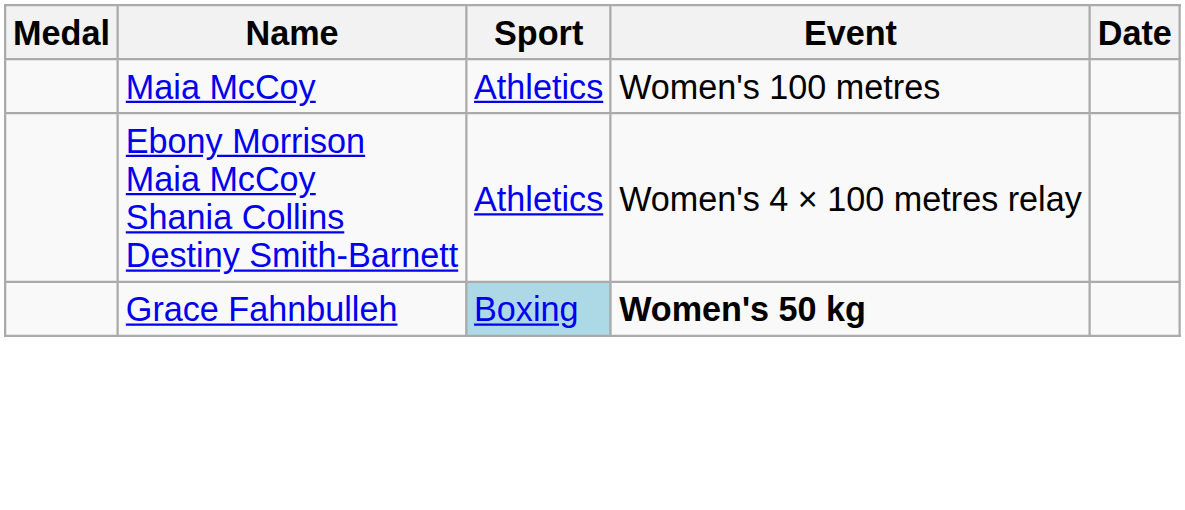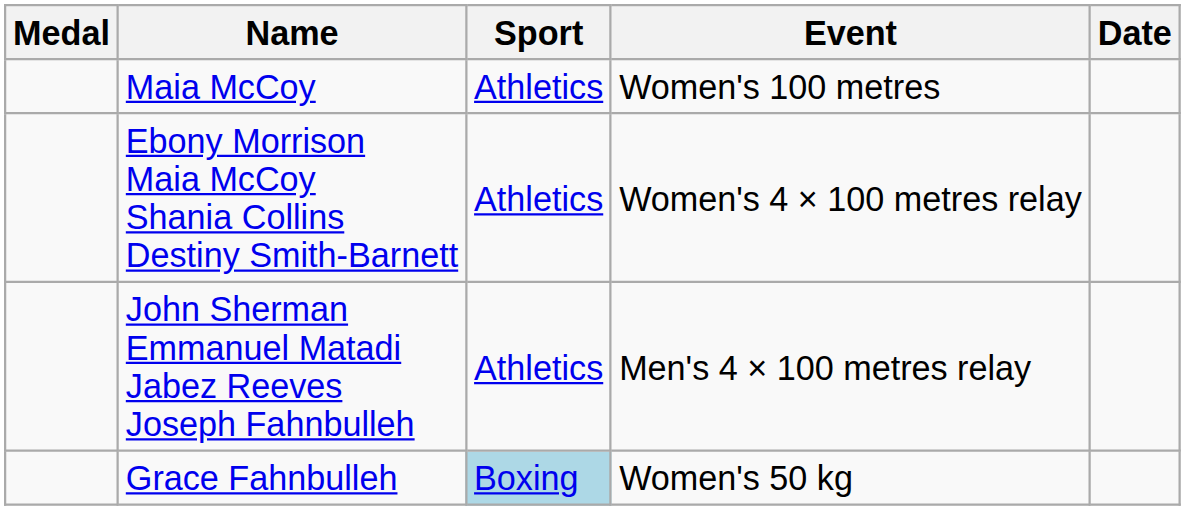+ row: (270, 367)
(743, 310) bold -> (736, 478) normal
